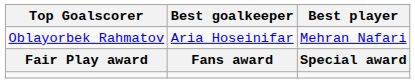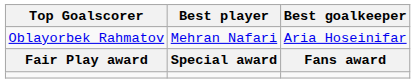columns swapped: (353, 16) <-> (232, 16)
